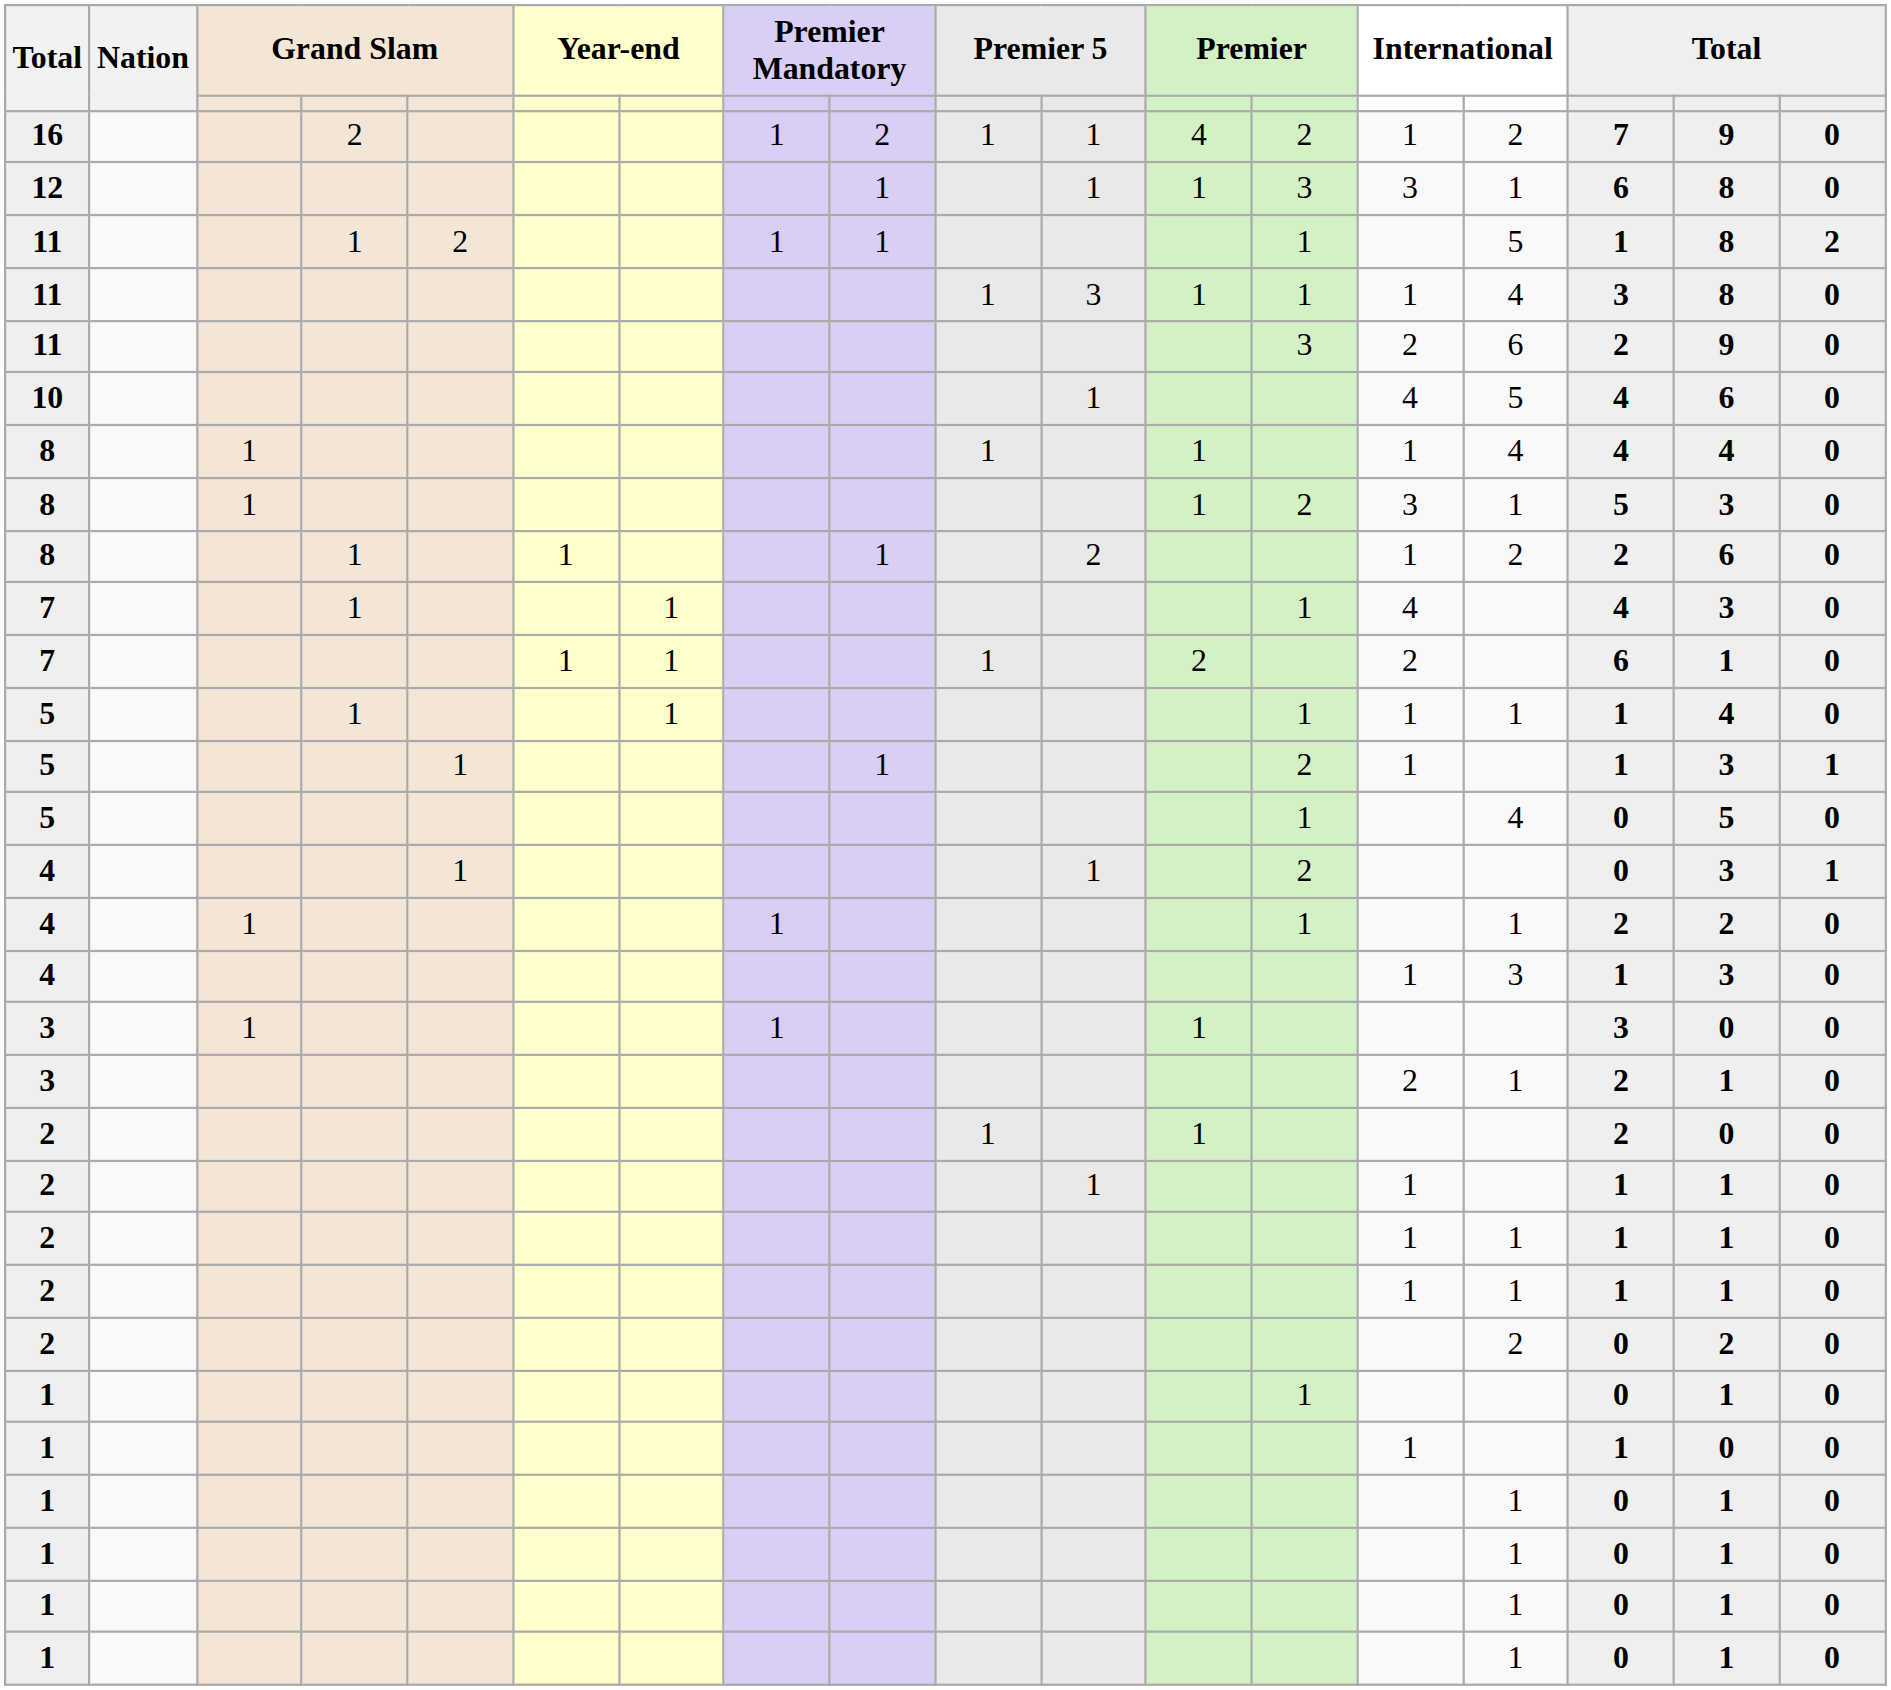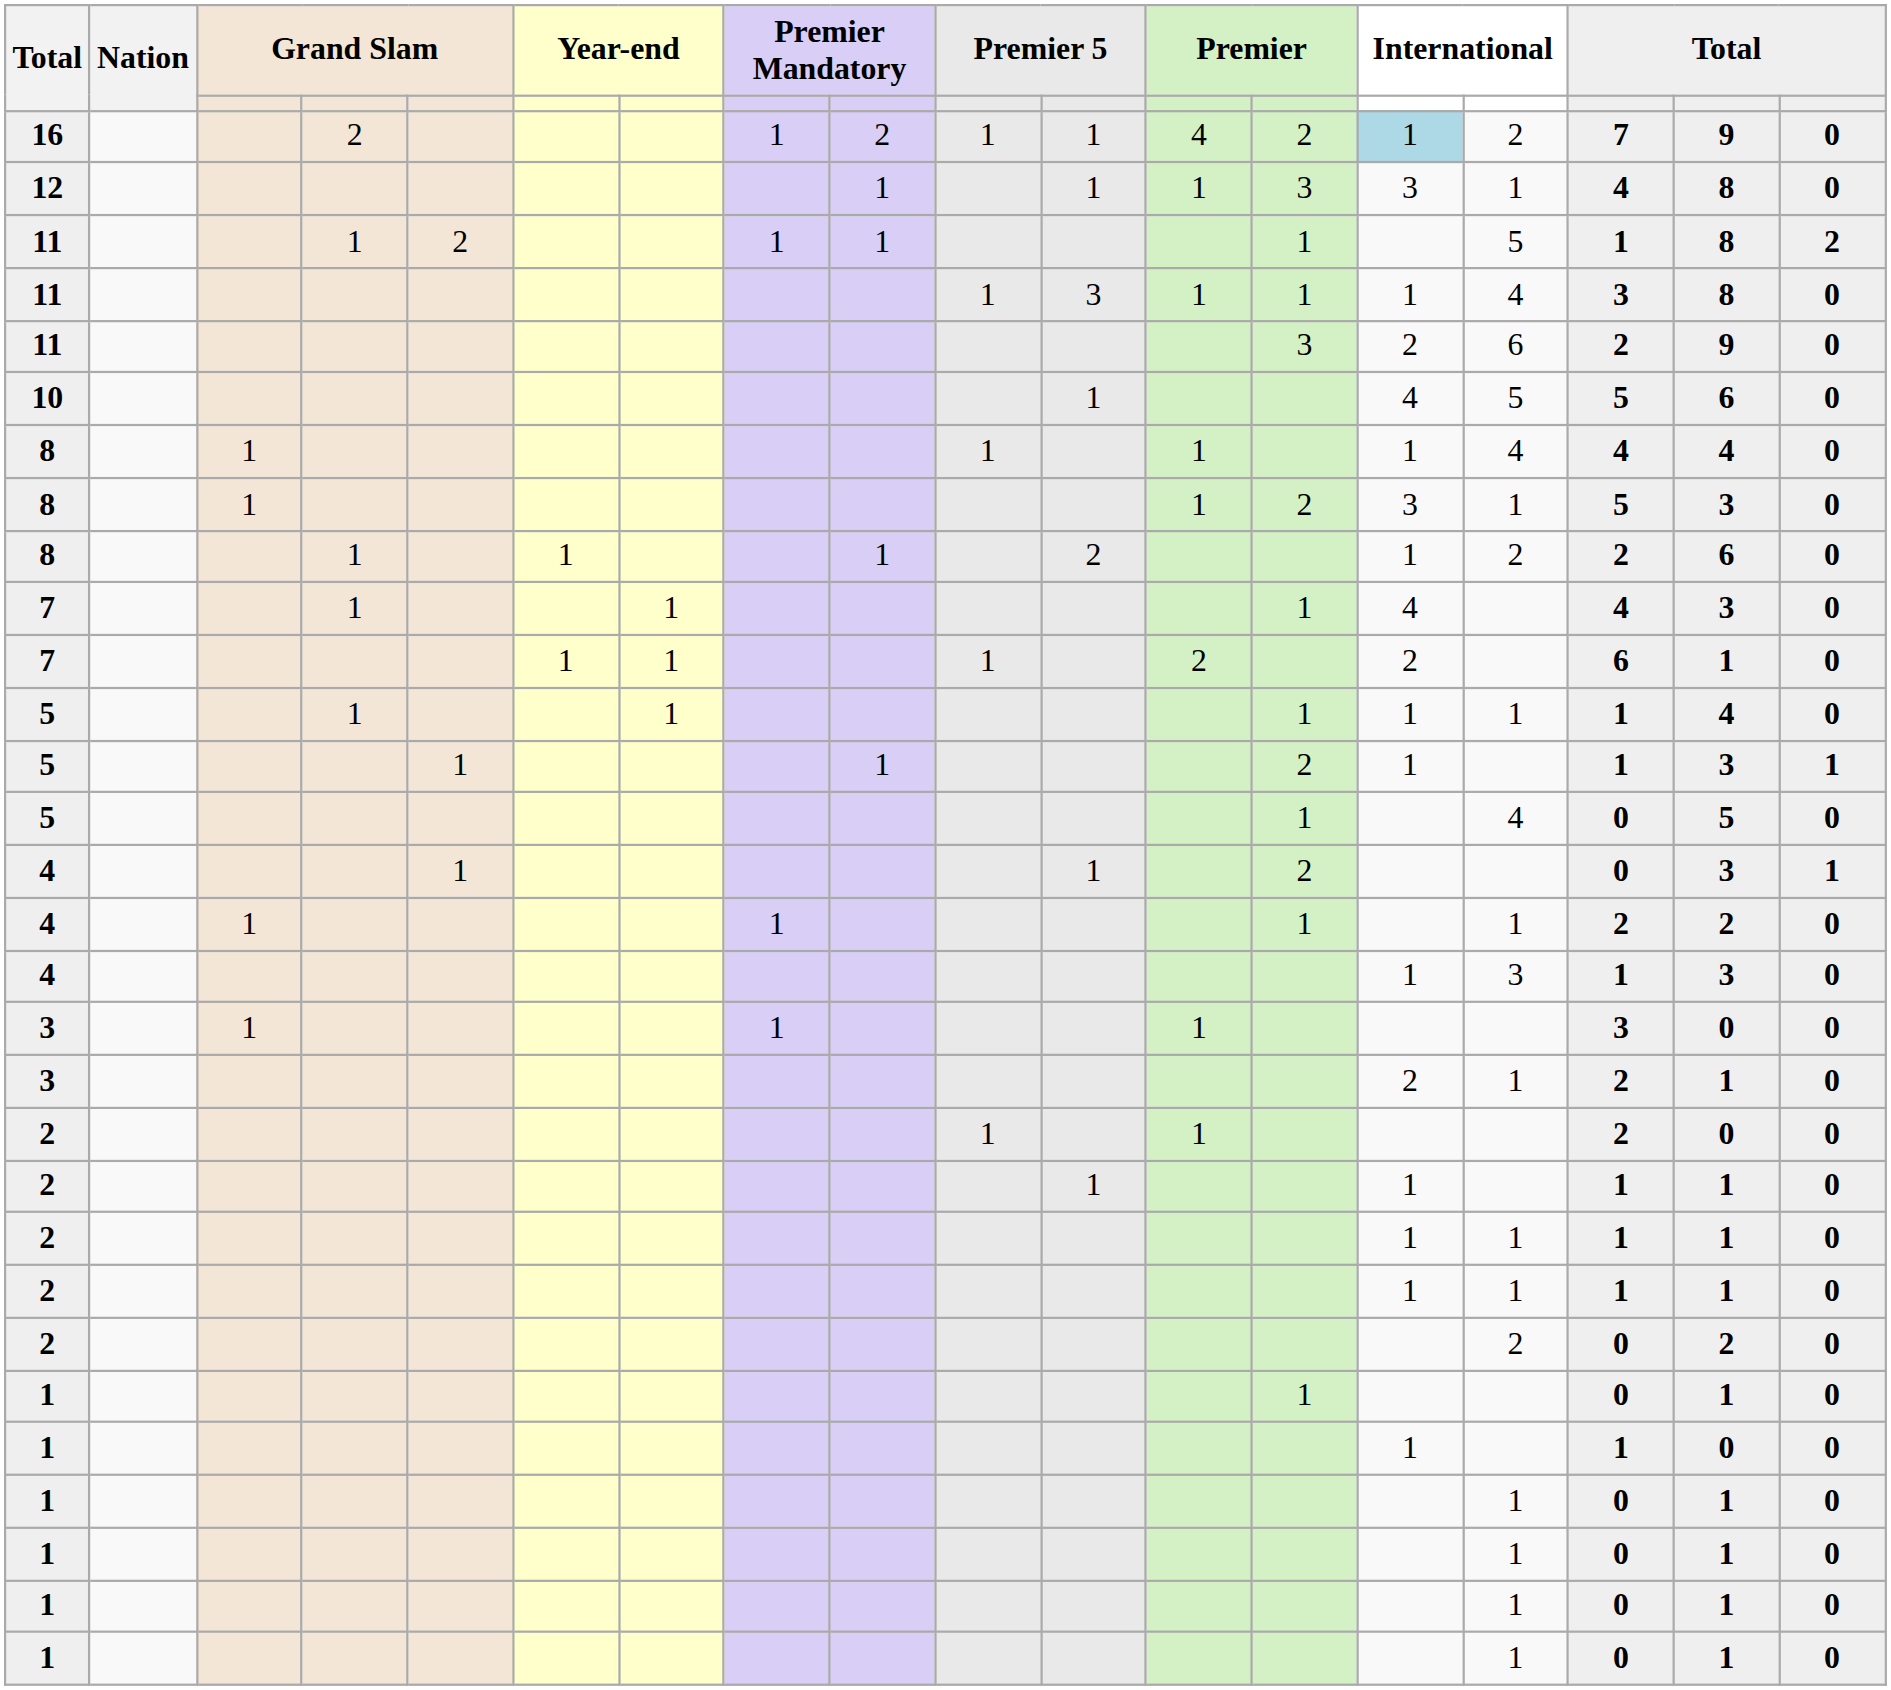(1410, 136) no background -> (1410, 136) lightblue background
(1621, 188) 6 -> (1621, 188) 4
(1621, 398) 4 -> (1621, 398) 5
